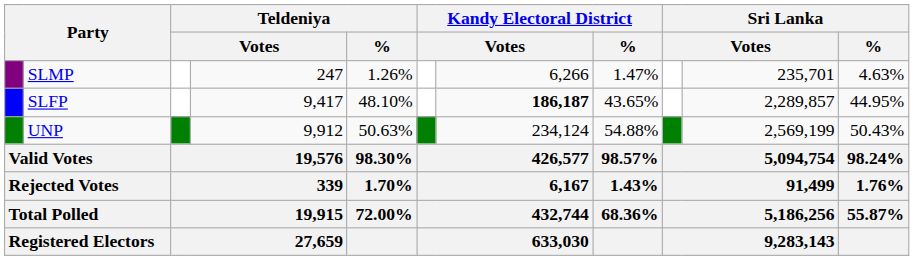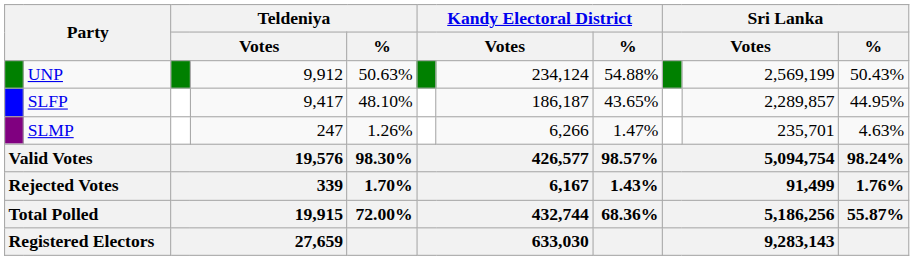rows swapped: (45, 130) <-> (51, 74)
(560, 102) bold -> (560, 102) normal
